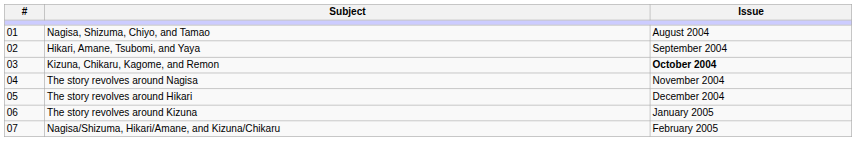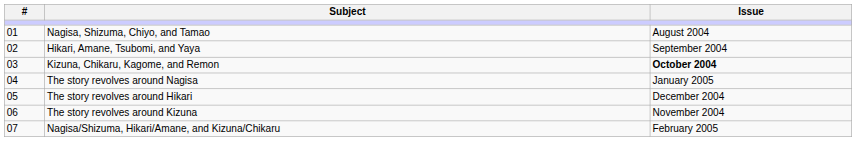(688, 81) November 2004 -> (683, 81) January 2005
(683, 113) January 2005 -> (688, 113) November 2004
